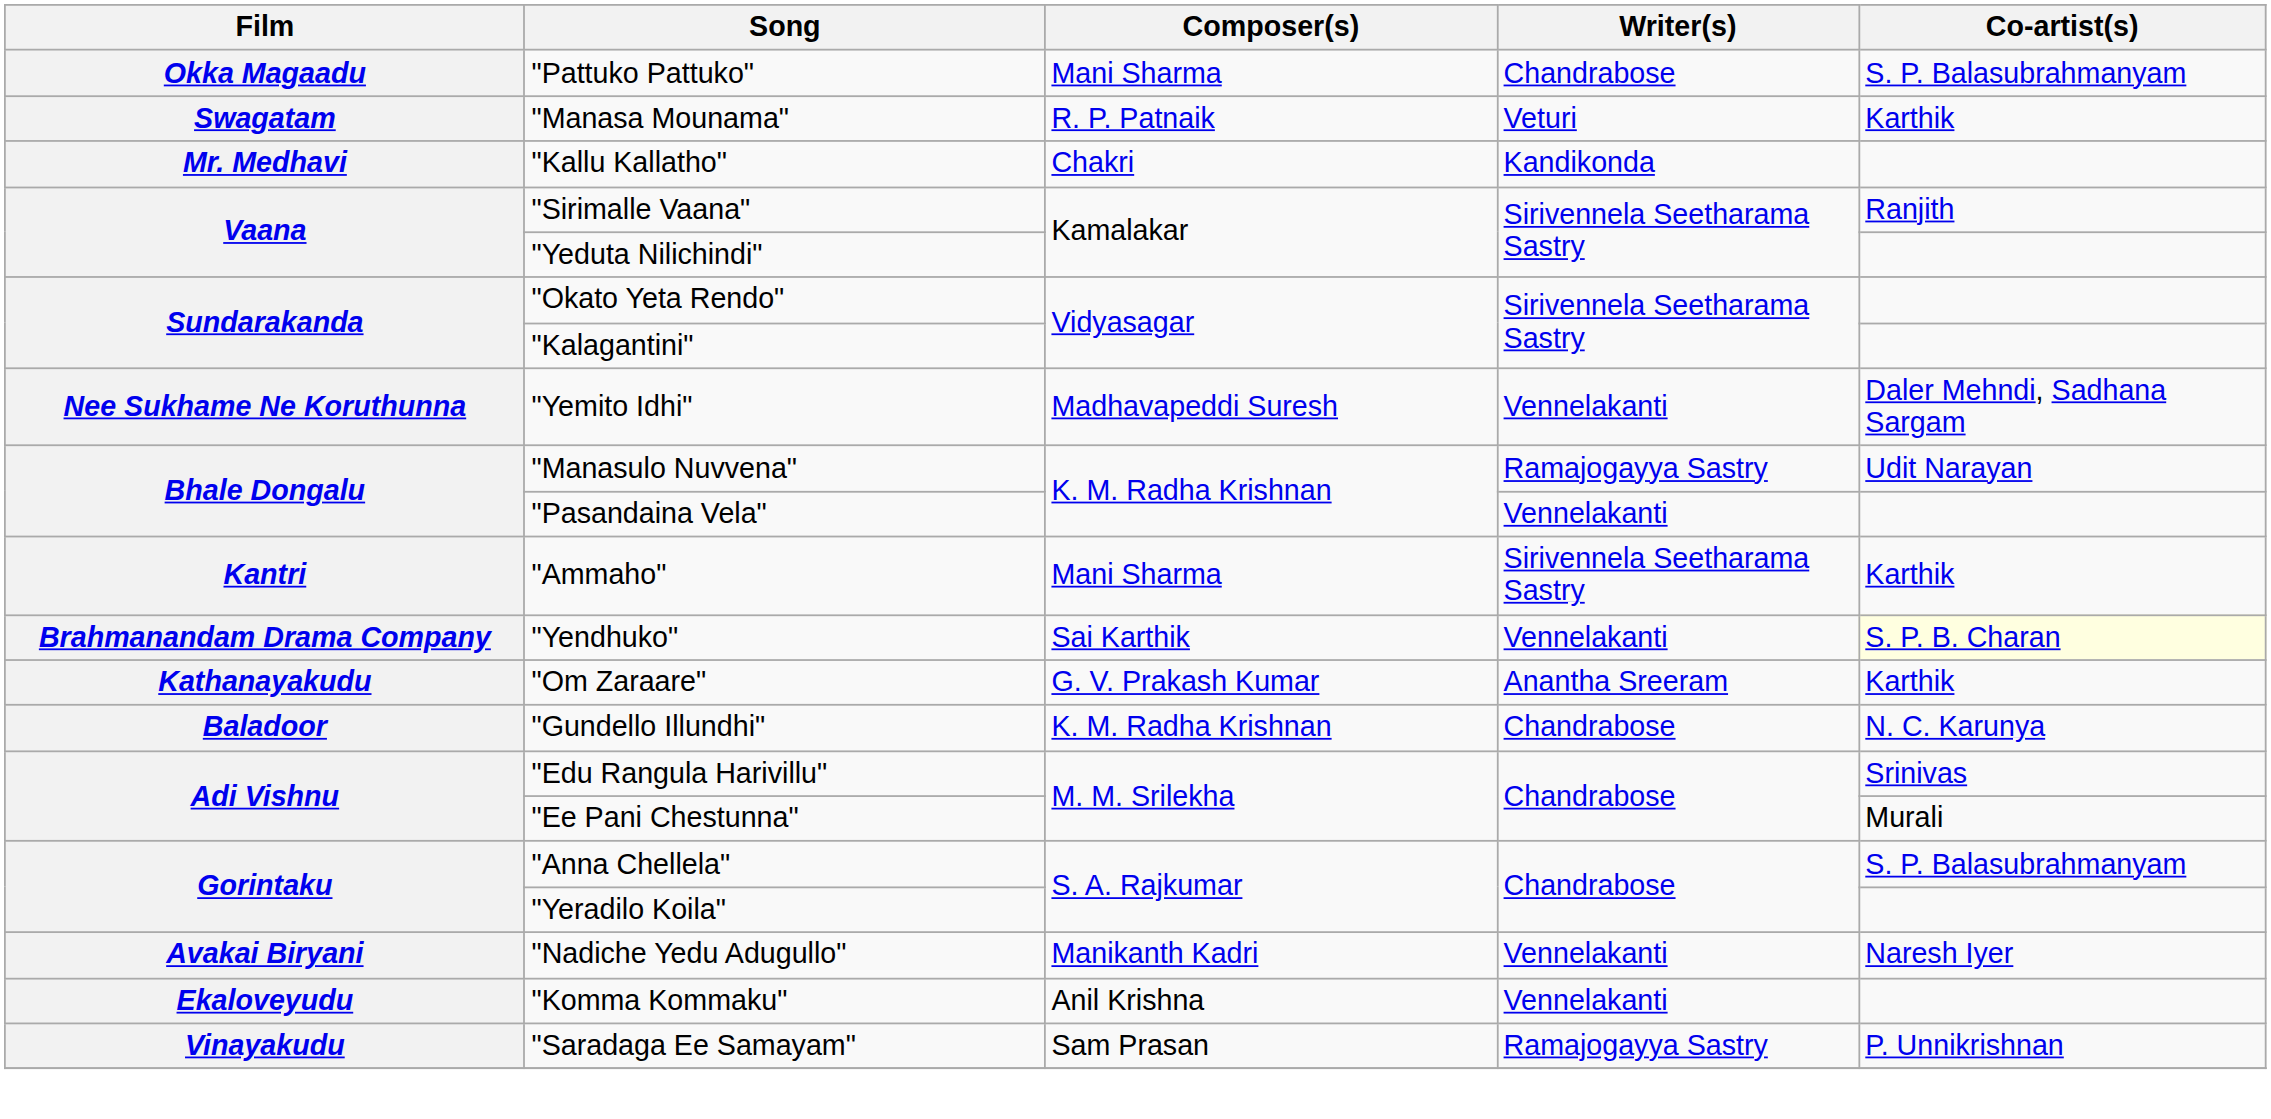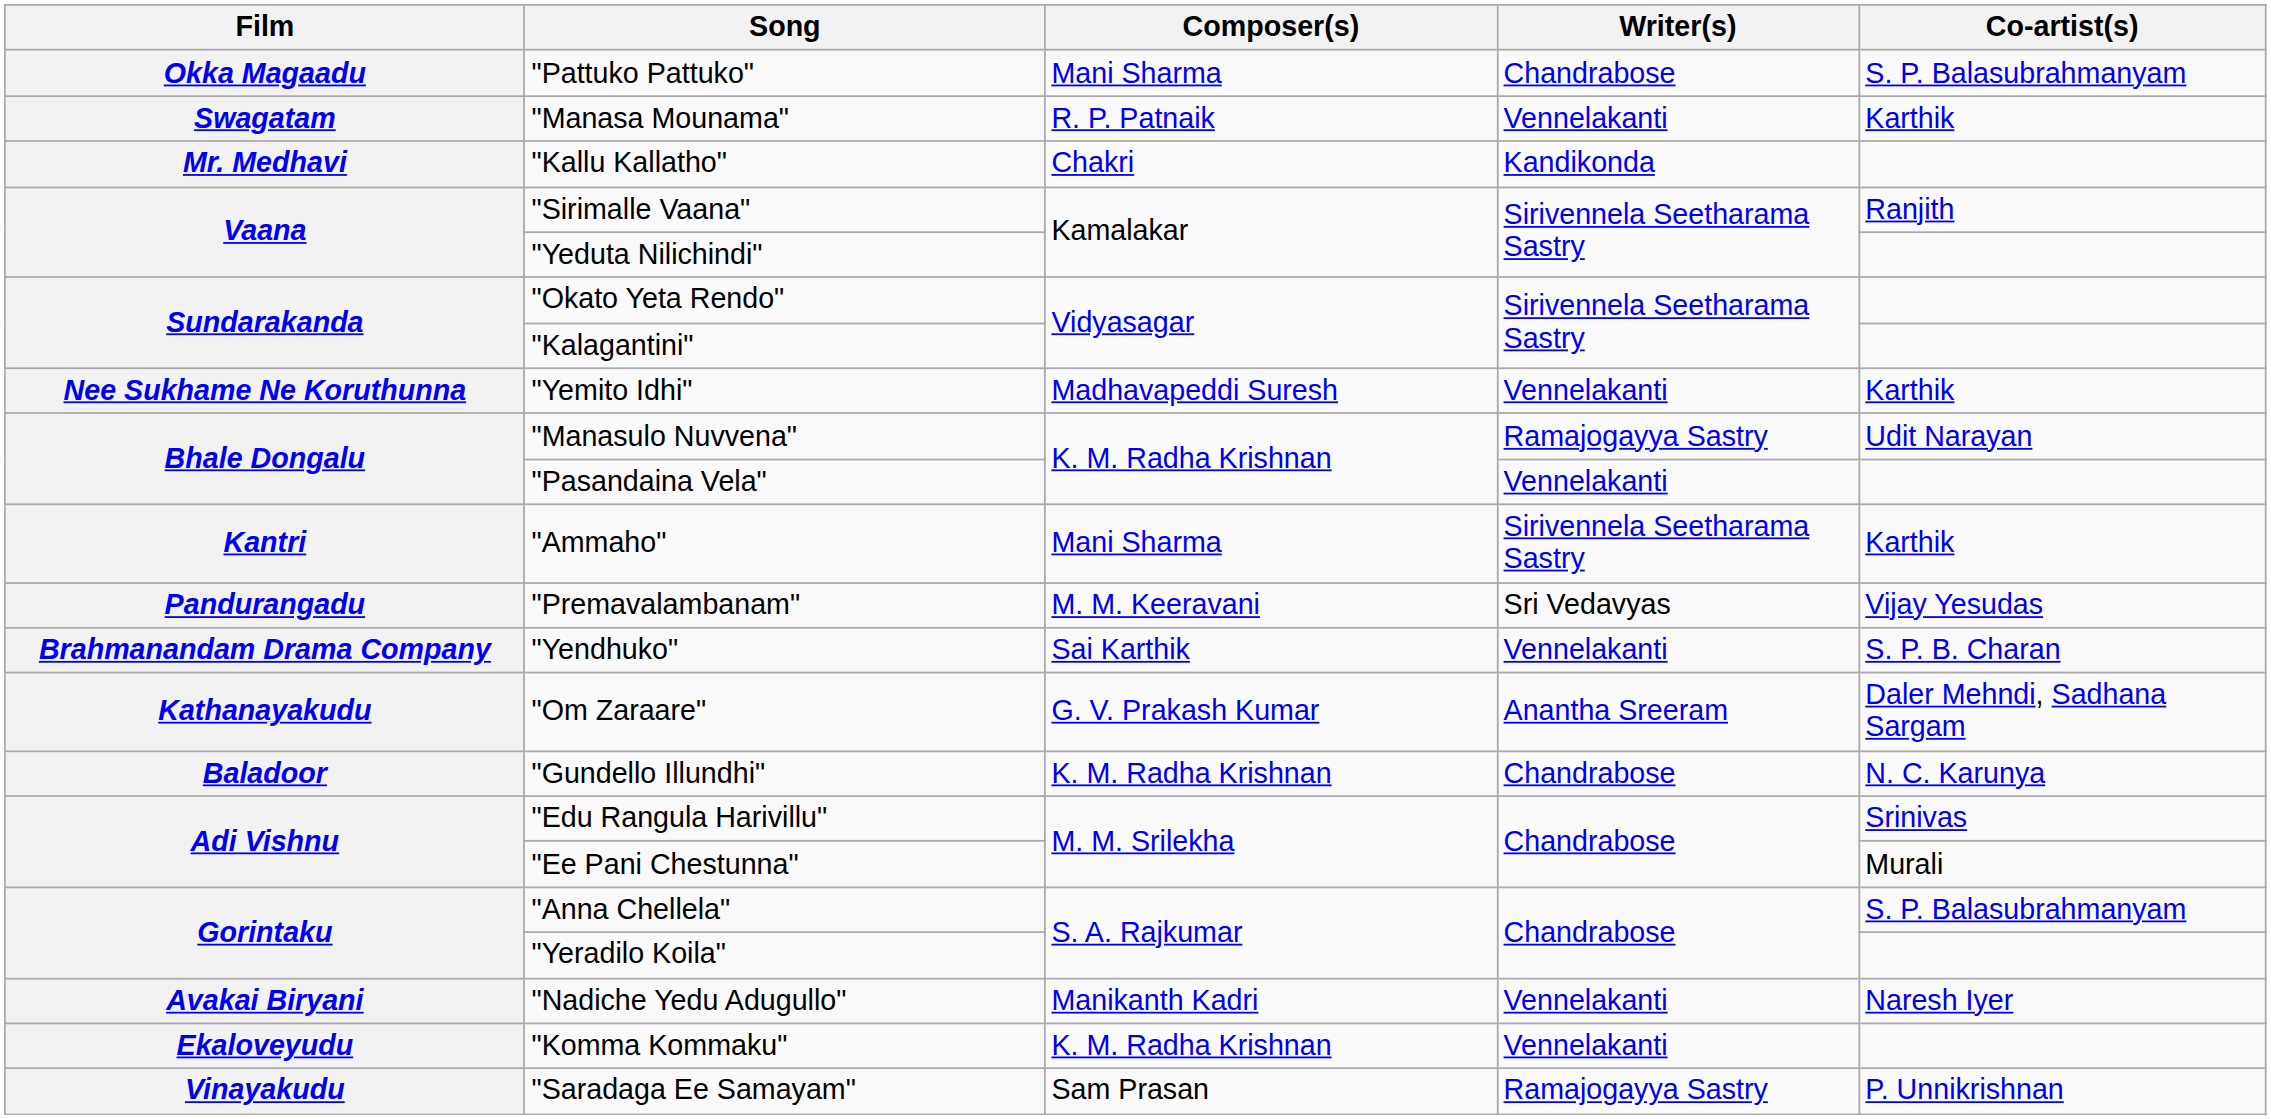(1540, 118) Veturi -> (1586, 118) Vennelakanti
(2016, 406) Daler Mehndi, Sadhana Sargam -> (1910, 390) Karthik
+ row: (666, 604)
(1963, 636) lightyellow background -> (1963, 649) no background
(1910, 682) Karthik -> (2016, 711) Daler Mehndi, Sadhana Sargam
(1128, 1000) Anil Krishna -> (1192, 1045) K. M. Radha Krishnan
